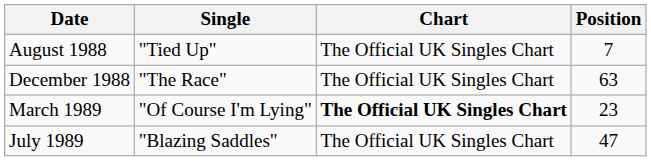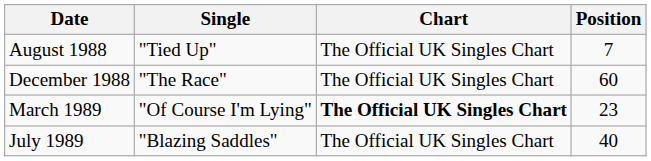(609, 79) 63 -> (609, 79) 60
(609, 140) 47 -> (609, 140) 40
